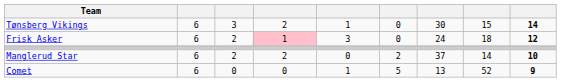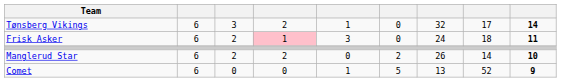(440, 25) 30 -> (440, 25) 32
(487, 25) 15 -> (487, 25) 17
(533, 39) 12 -> (533, 39) 11
(440, 57) 37 -> (440, 57) 26
